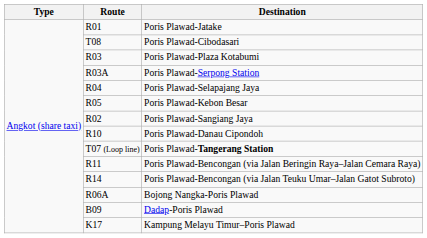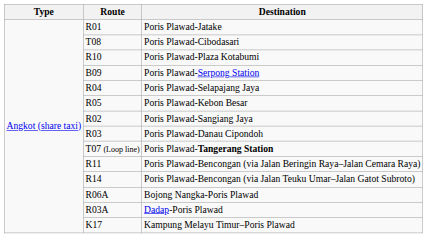(94, 57) R03 -> (94, 57) R10
(97, 73) R03A -> (94, 73) B09
(94, 133) R10 -> (94, 133) R03
(94, 210) B09 -> (97, 210) R03A
